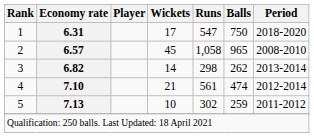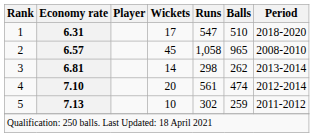(239, 31) 750 -> (239, 31) 510
(74, 68) 6.82 -> (74, 68) 6.81
(170, 86) 21 -> (170, 86) 20
